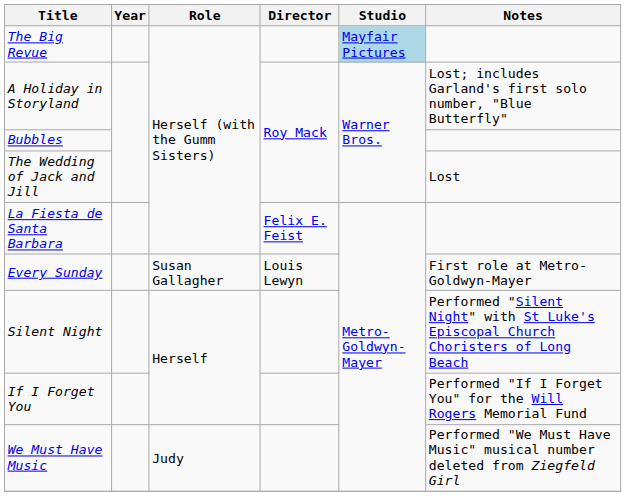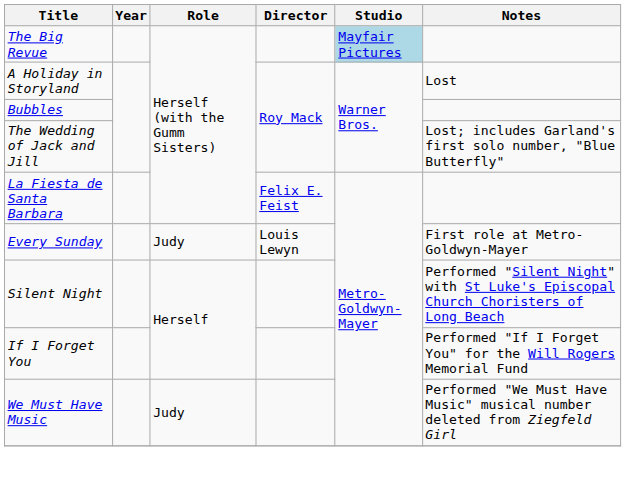(508, 96) Lost; includes Garland's first solo number, "Blue Butterfly" -> (441, 81) Lost
(445, 177) Lost -> (520, 146) Lost; includes Garland's first solo number, "Blue Butterfly"
(188, 272) Susan Gallagher -> (169, 242) Judy
